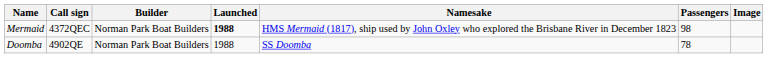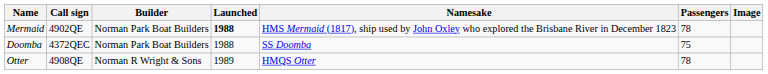(69, 28) 4372QEC -> (66, 28) 4902QE
(686, 28) 98 -> (686, 28) 78
(66, 45) 4902QE -> (69, 45) 4372QEC
(686, 45) 78 -> (686, 45) 75
+ row: (17, 61)
